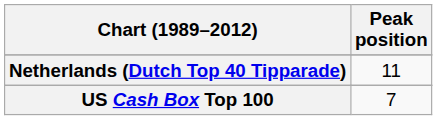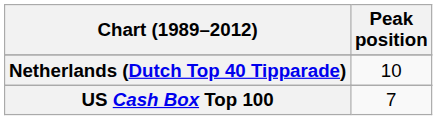(391, 70) 11 -> (391, 70) 10
